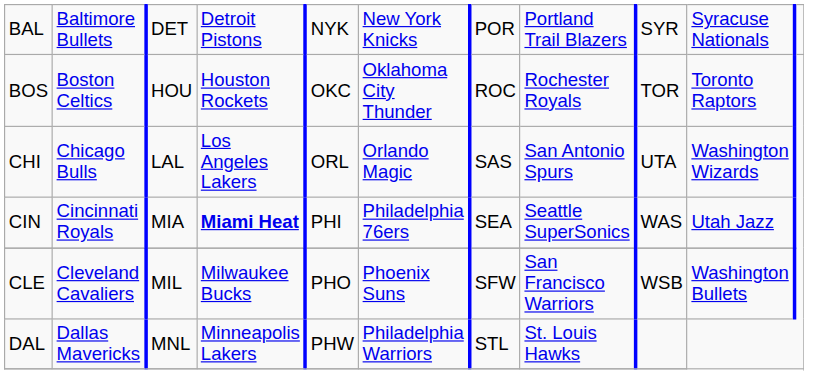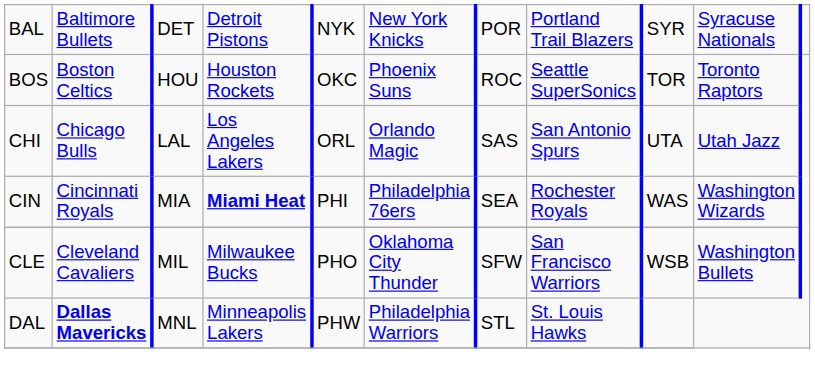(405, 90) Oklahoma City Thunder -> (402, 79) Phoenix Suns
(567, 90) Rochester Royals -> (583, 79) Seattle SuperSonics
(740, 161) Washington Wizards -> (739, 140) Utah Jazz
(577, 222) Seattle SuperSonics -> (573, 201) Rochester Royals
(733, 222) Utah Jazz -> (746, 201) Washington Wizards
(396, 283) Phoenix Suns -> (411, 262) Oklahoma City Thunder
(98, 343) normal -> (102, 322) bold
